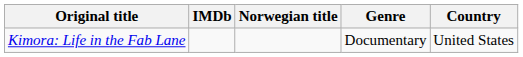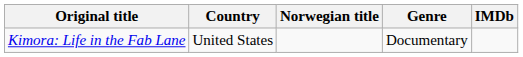columns swapped: (474, 16) <-> (212, 16)
